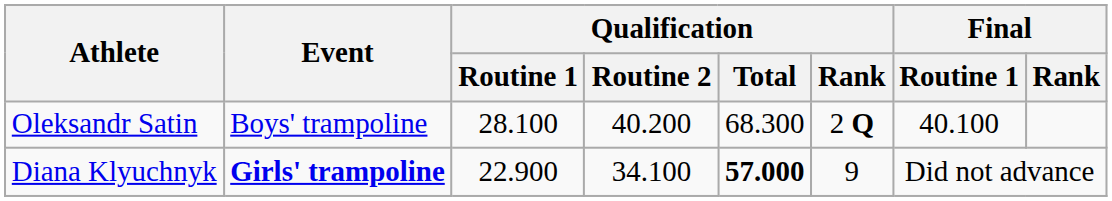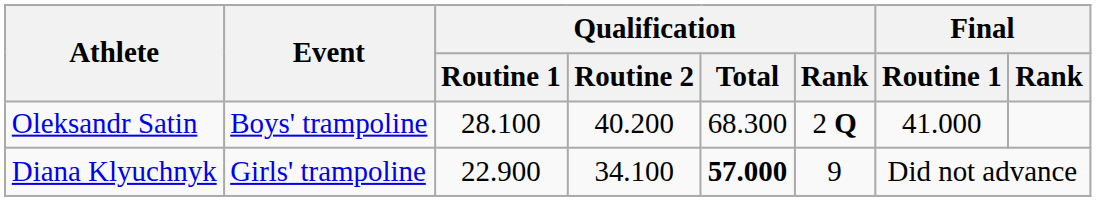(959, 124) 40.100 -> (942, 124) 41.000
(337, 171) bold -> (328, 171) normal
